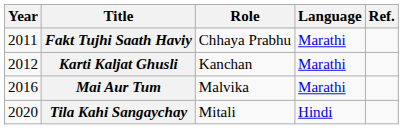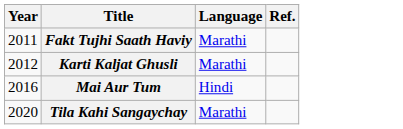- column: (245, 16)
(322, 87) Marathi -> (216, 87) Hindi
(315, 111) Hindi -> (223, 111) Marathi
